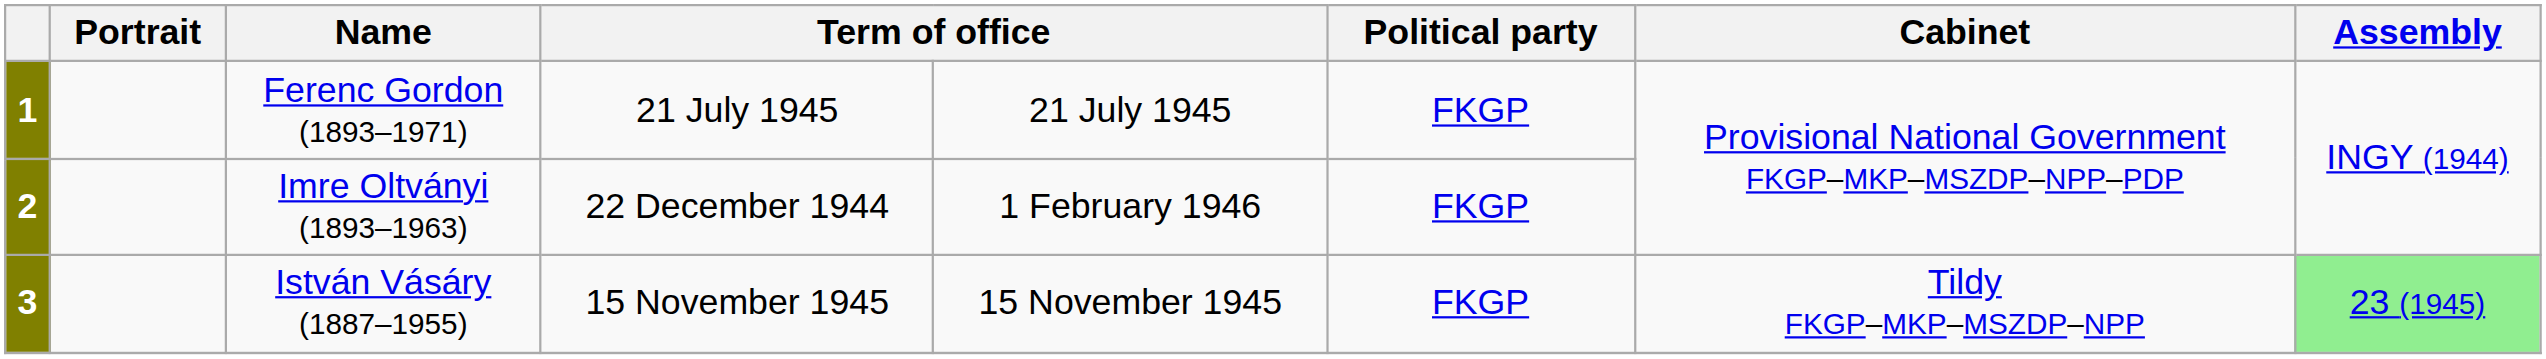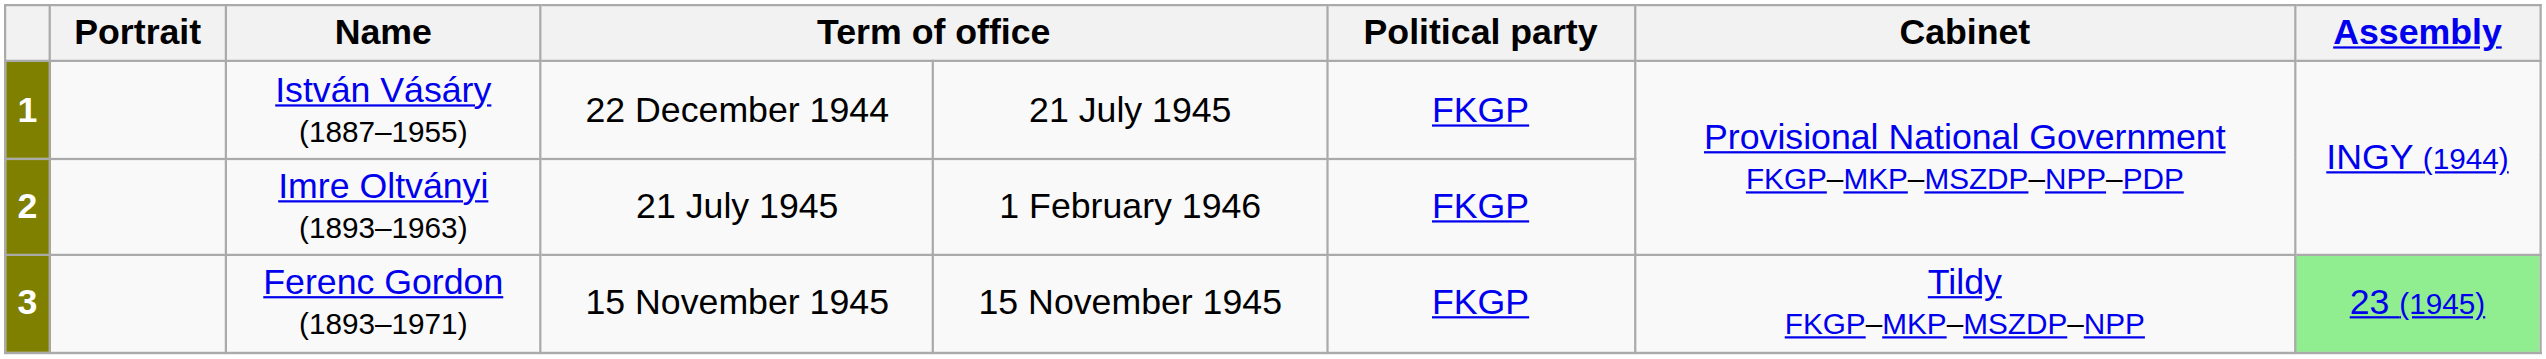(383, 109) Ferenc Gordon (1893–1971) -> (383, 109) István Vásáry (1887–1955)
(737, 109) 21 July 1945 -> (737, 109) 22 December 1944
(737, 206) 22 December 1944 -> (737, 206) 21 July 1945
(383, 302) István Vásáry (1887–1955) -> (383, 302) Ferenc Gordon (1893–1971)
